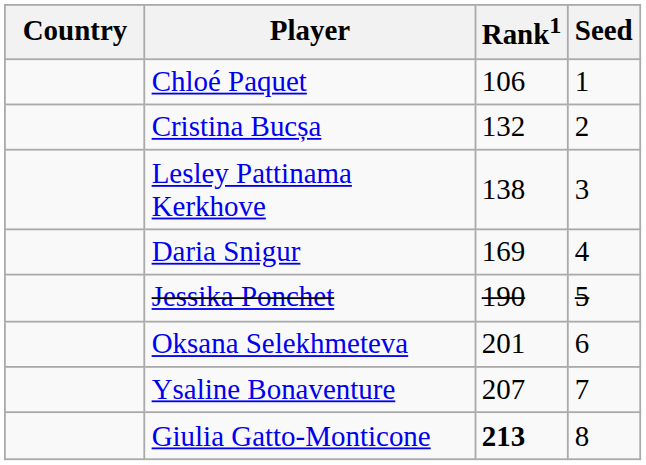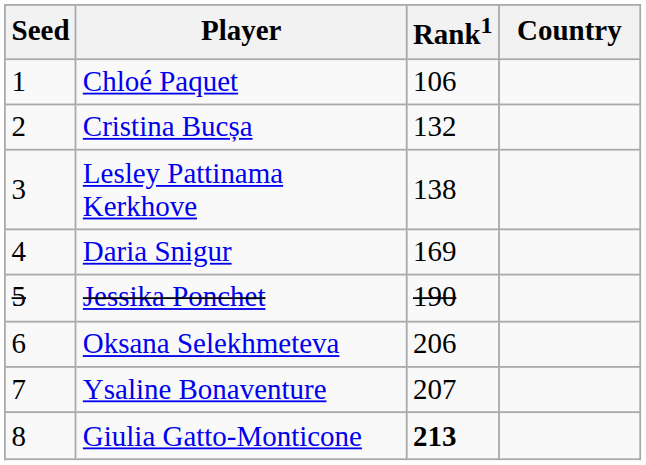columns swapped: (75, 31) <-> (604, 31)
(503, 343) 201 -> (435, 343) 206
